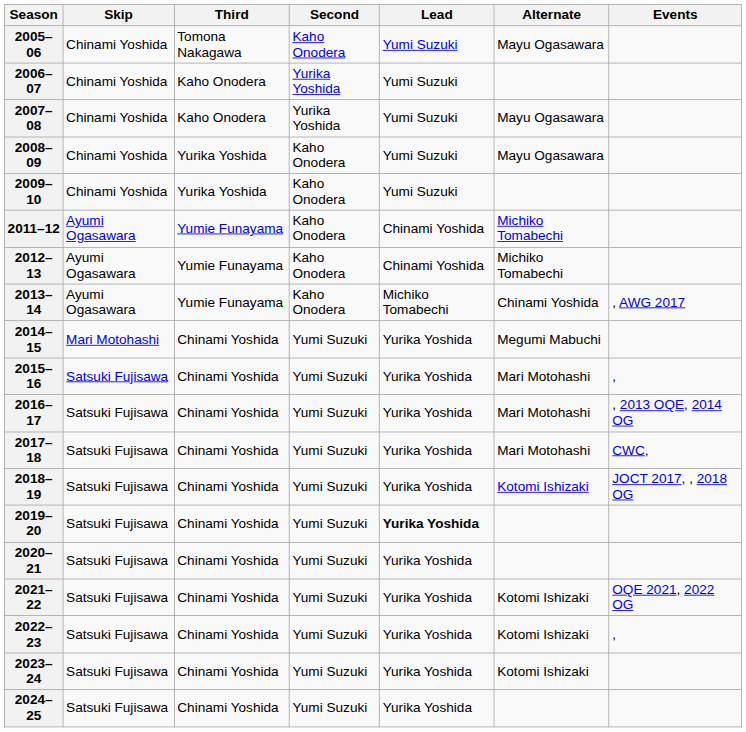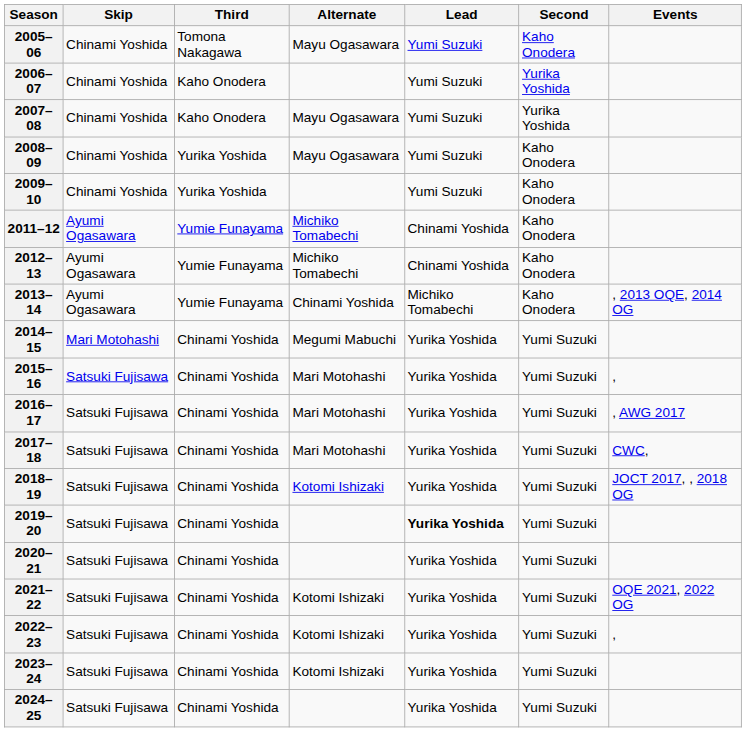columns swapped: (334, 15) <-> (552, 15)
(649, 302) , AWG 2017 -> (667, 302) , 2013 OQE, 2014 OG
(667, 413) , 2013 OQE, 2014 OG -> (649, 413) , AWG 2017
